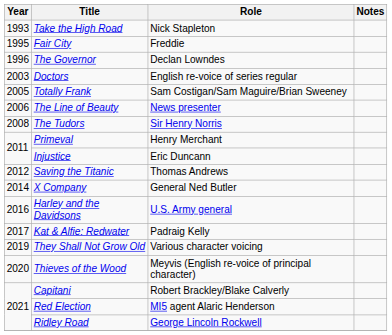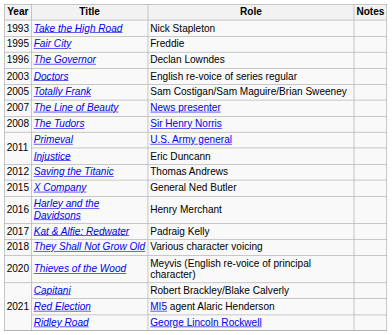(18, 108) 2006 -> (18, 108) 2007
(186, 140) Henry Merchant -> (191, 140) U.S. Army general
(18, 188) 2014 -> (18, 188) 2015
(191, 209) U.S. Army general -> (186, 209) Henry Merchant
(18, 247) 2019 -> (18, 247) 2018
